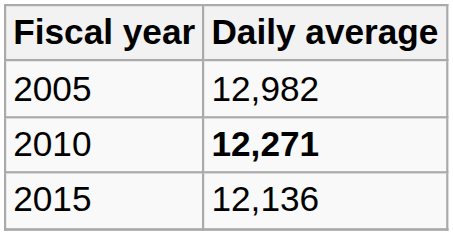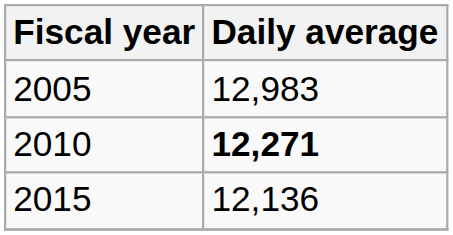(265, 88) 12,982 -> (265, 88) 12,983
